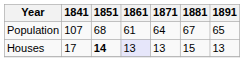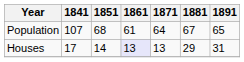(100, 48) bold -> (100, 48) normal
(189, 48) 15 -> (189, 48) 29
(219, 48) 13 -> (219, 48) 31
